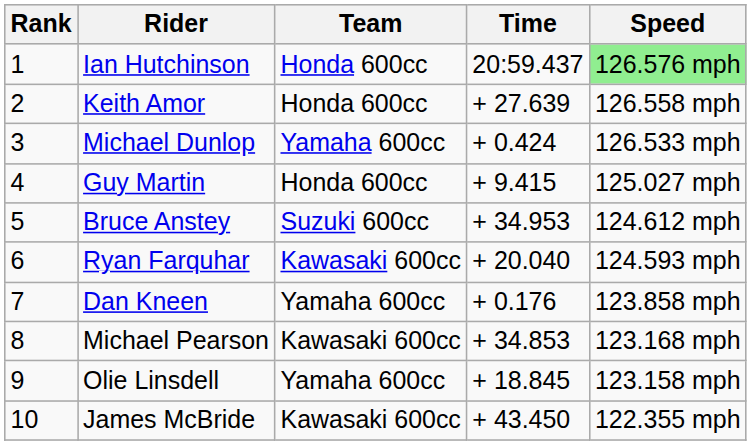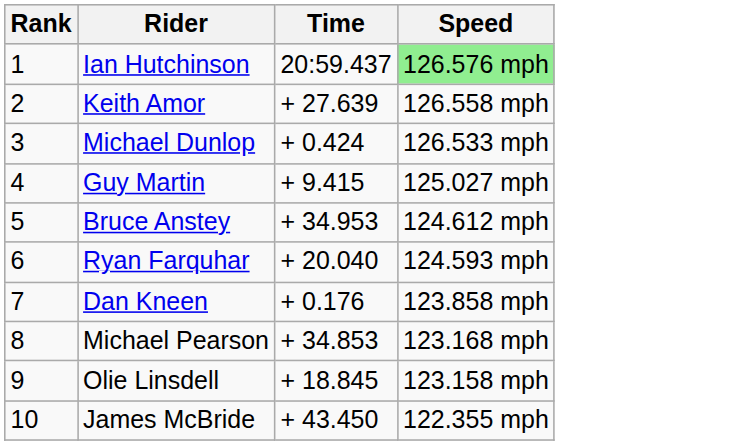- column: (371, 24)
